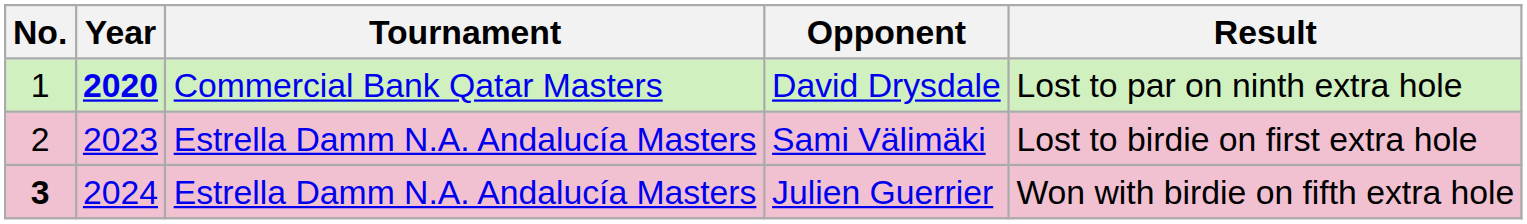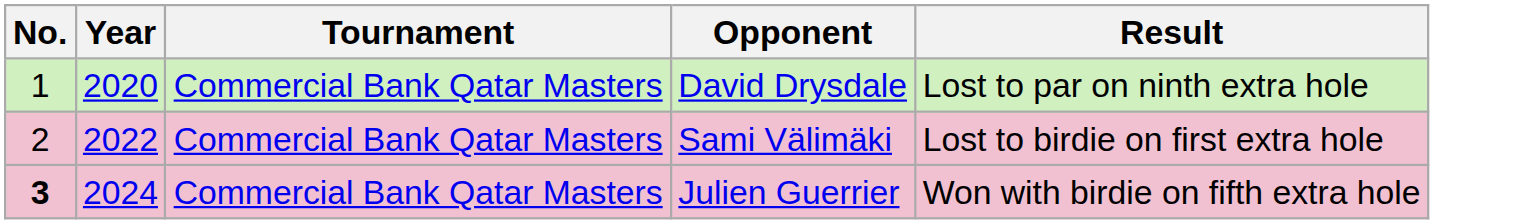(120, 85) bold -> (120, 85) normal
(120, 139) 2023 -> (120, 139) 2022
(465, 139) Estrella Damm N.A. Andalucía Masters -> (418, 139) Commercial Bank Qatar Masters
(465, 192) Estrella Damm N.A. Andalucía Masters -> (418, 192) Commercial Bank Qatar Masters
